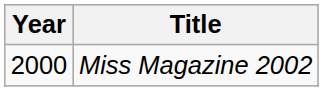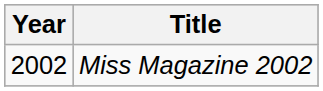(39, 65) 2000 -> (39, 65) 2002
